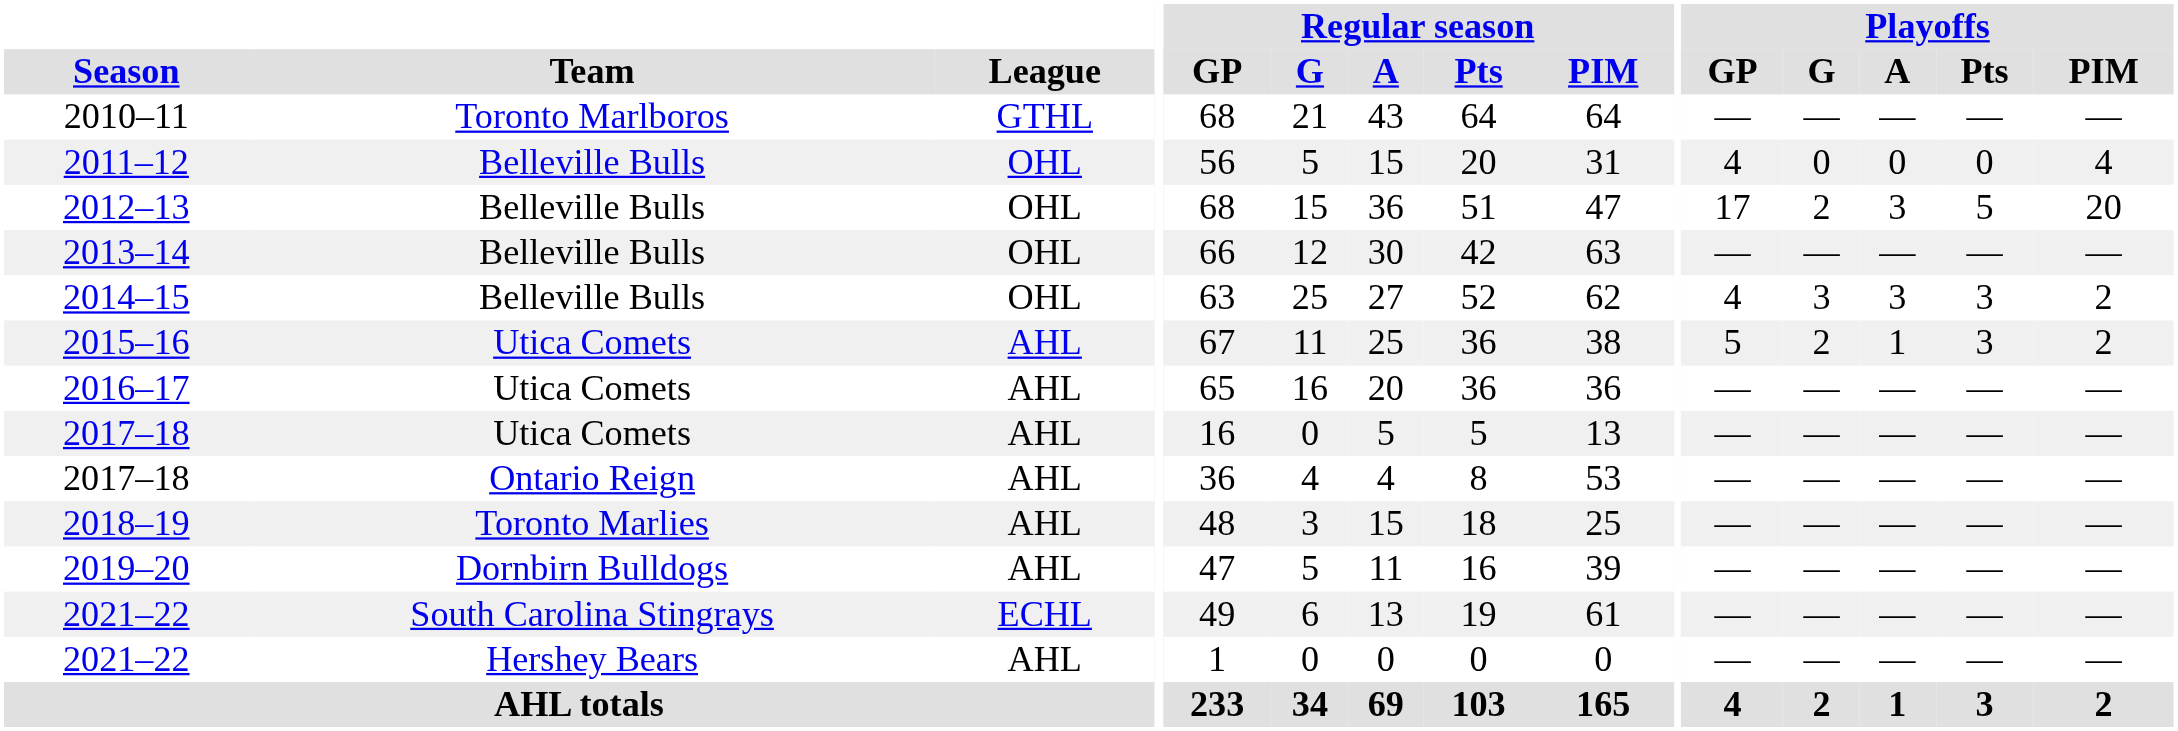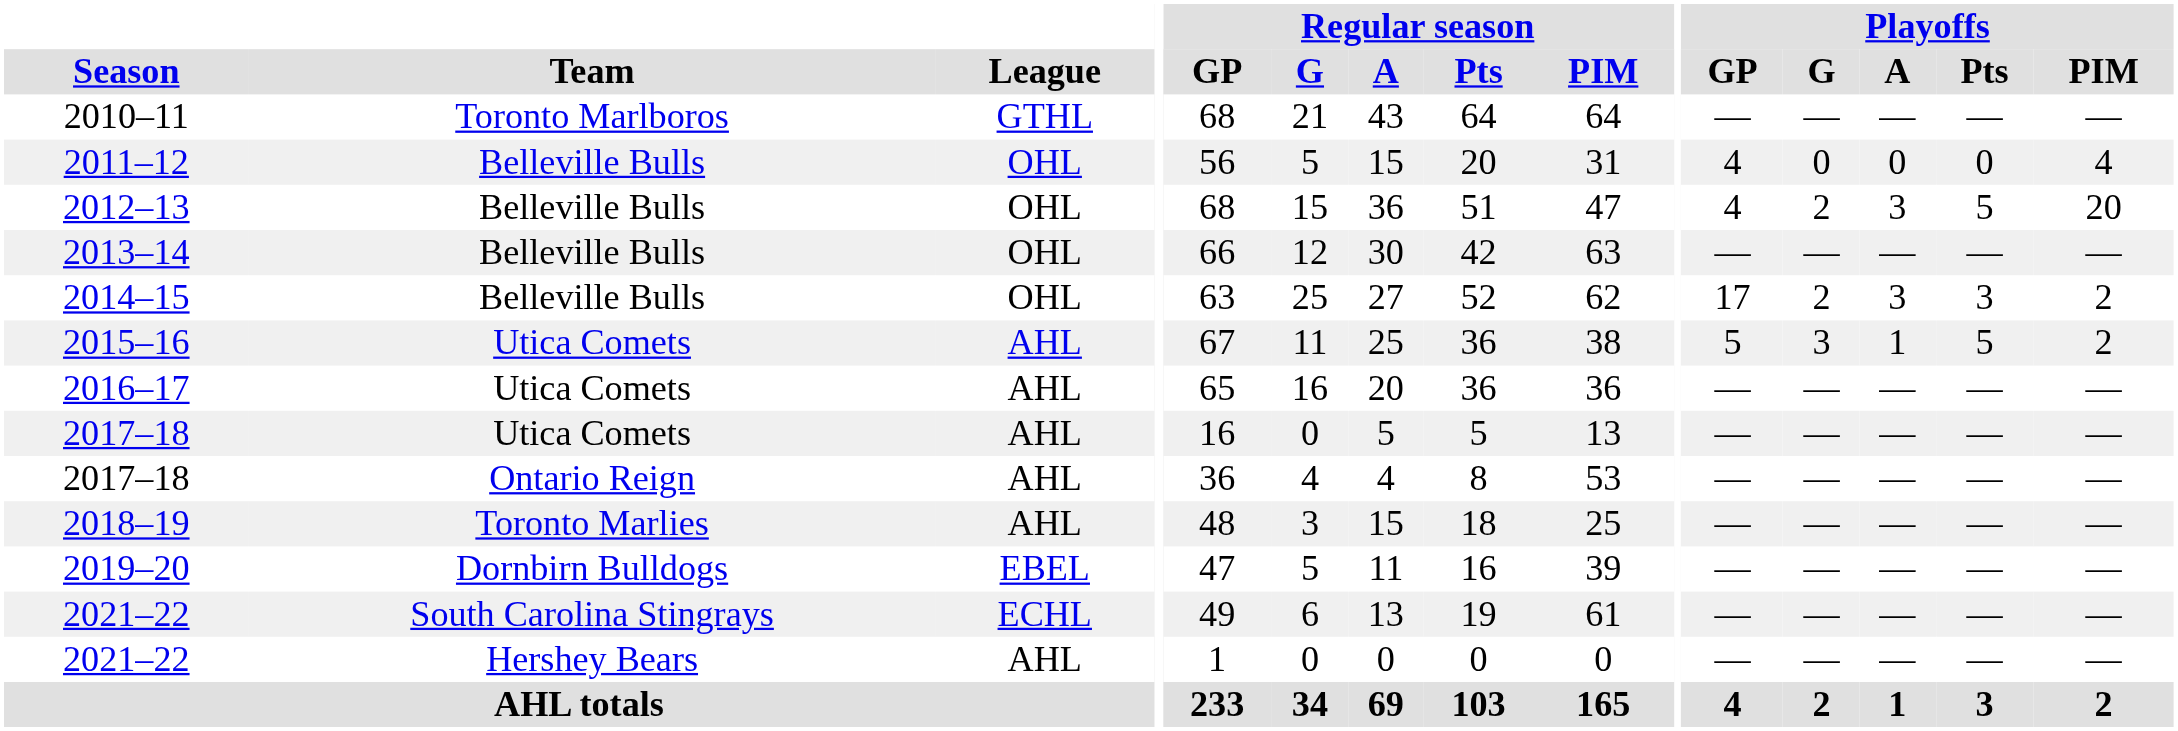(1733, 206) 17 -> (1733, 206) 4
(1733, 297) 4 -> (1733, 297) 17
(1821, 297) 3 -> (1821, 297) 2
(1821, 342) 2 -> (1821, 342) 3
(1985, 342) 3 -> (1985, 342) 5
(1045, 568) AHL -> (1045, 568) EBEL
